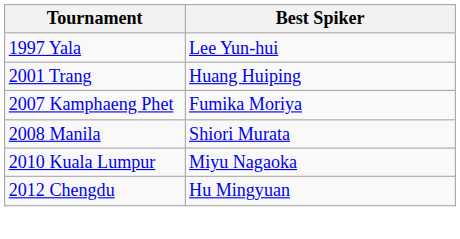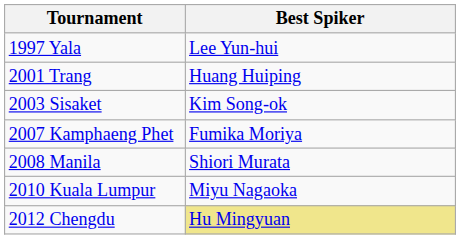+ row: (55, 104)
(240, 190) no background -> (240, 219) khaki background
